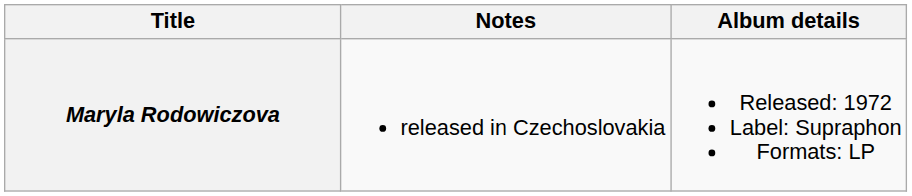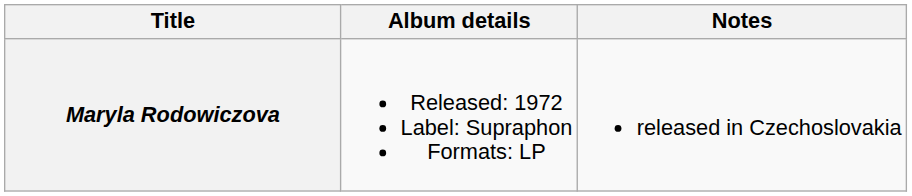columns swapped: (789, 21) <-> (506, 21)
